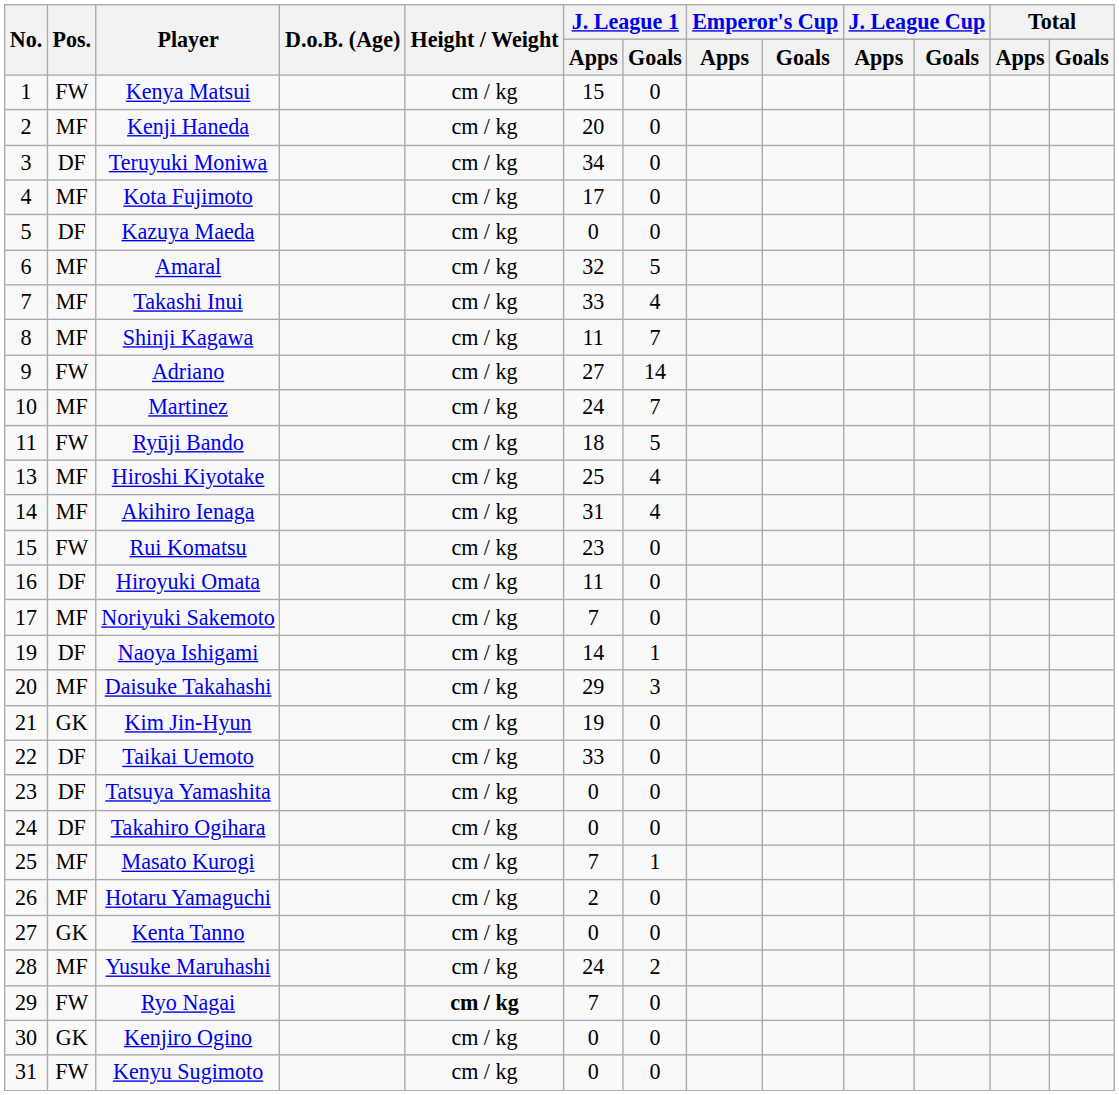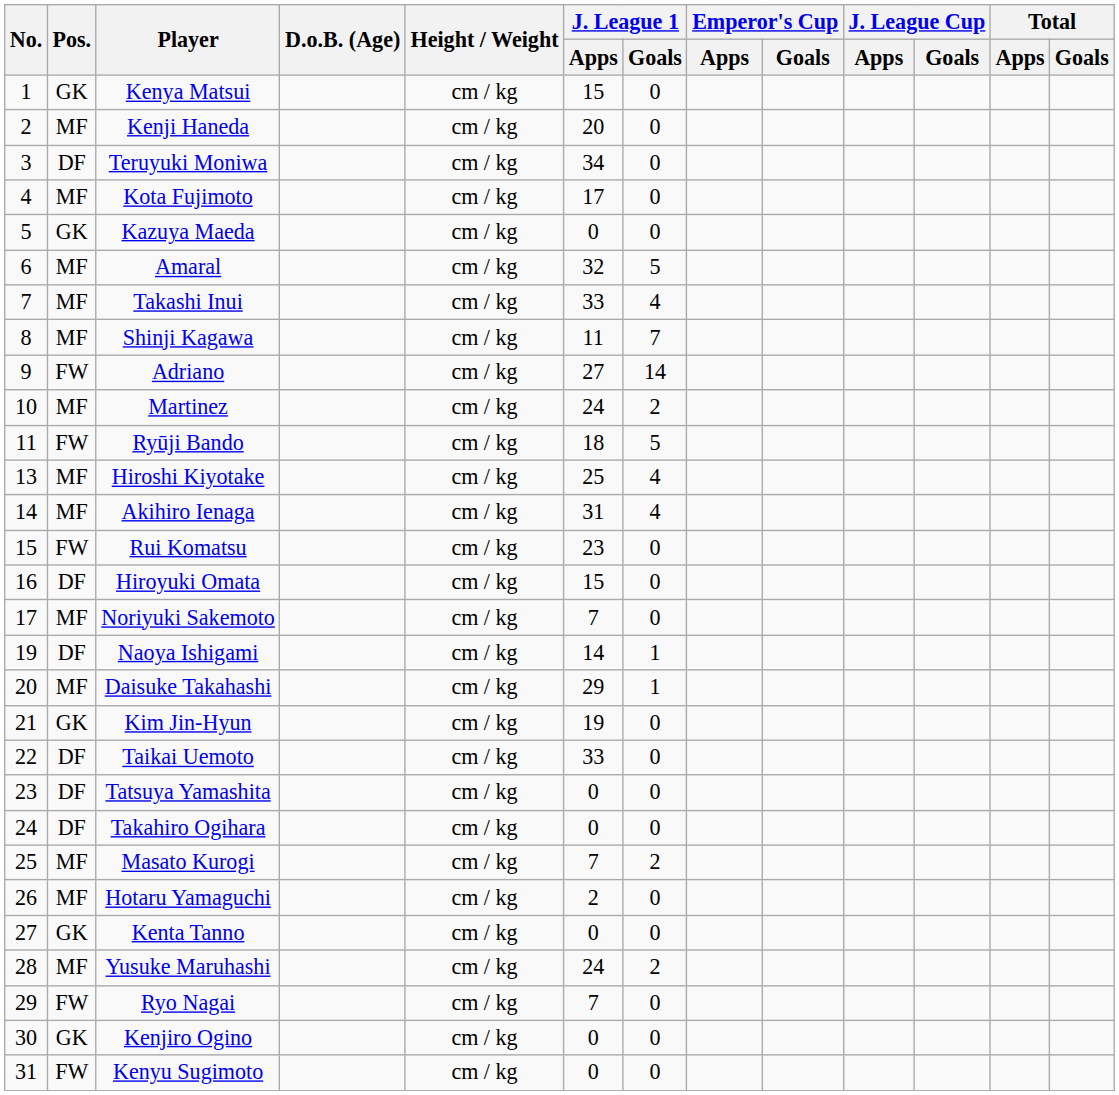(72, 92) FW -> (72, 92) GK
(72, 232) DF -> (72, 232) GK
(655, 407) 7 -> (655, 407) 2
(593, 582) 11 -> (593, 582) 15
(655, 687) 3 -> (655, 687) 1
(655, 862) 1 -> (655, 862) 2
(484, 1002) bold -> (484, 1002) normal
